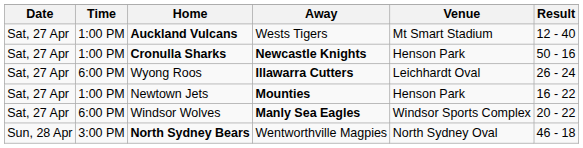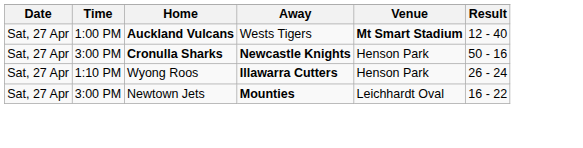(443, 34) normal -> (410, 34) bold
(101, 53) 1:00 PM -> (98, 53) 3:00 PM
(101, 73) 6:00 PM -> (98, 73) 1:10 PM
(437, 73) Leichhardt Oval -> (393, 73) Henson Park
(101, 93) 1:00 PM -> (98, 93) 3:00 PM
(429, 93) Henson Park -> (400, 93) Leichhardt Oval
- row: (175, 113)
- row: (190, 133)
